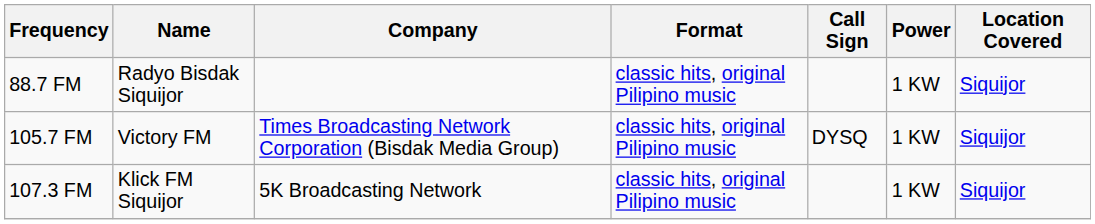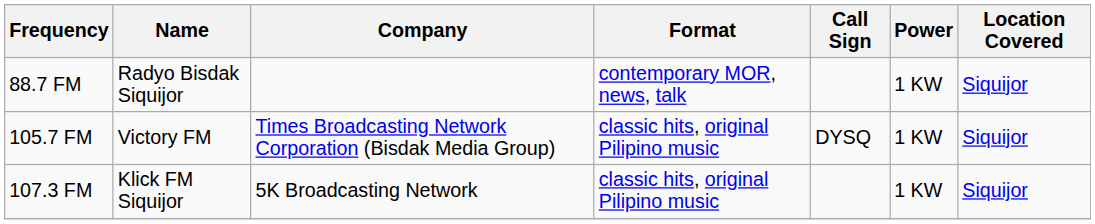(700, 84) classic hits, original Pilipino music -> (687, 84) contemporary MOR, news, talk
